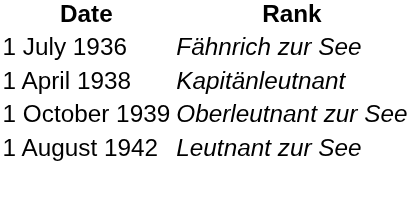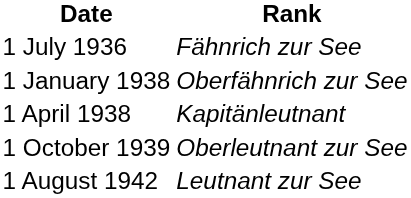+ row: (86, 80)
